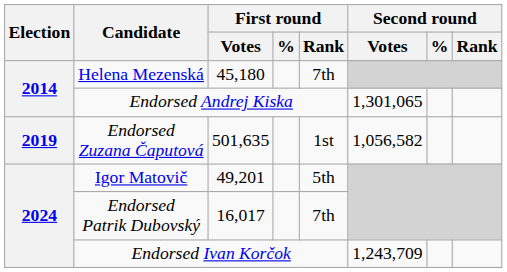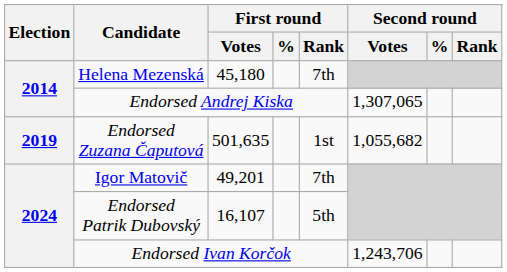(387, 102) 1,301,065 -> (387, 102) 1,307,065
(387, 140) 1,056,582 -> (387, 140) 1,055,682
(324, 177) 5th -> (324, 177) 7th
(241, 215) 16,017 -> (241, 215) 16,107
(324, 215) 7th -> (324, 215) 5th
(387, 253) 1,243,709 -> (387, 253) 1,243,706
